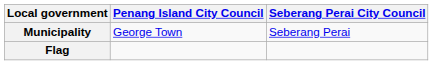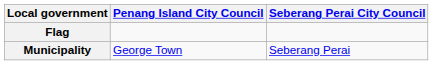rows swapped: (57, 50) <-> (57, 32)
